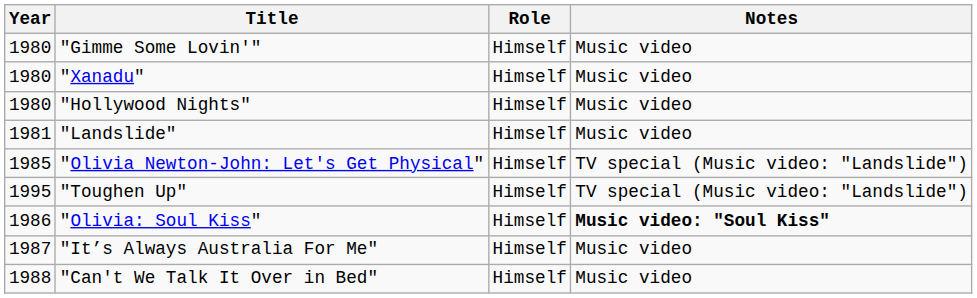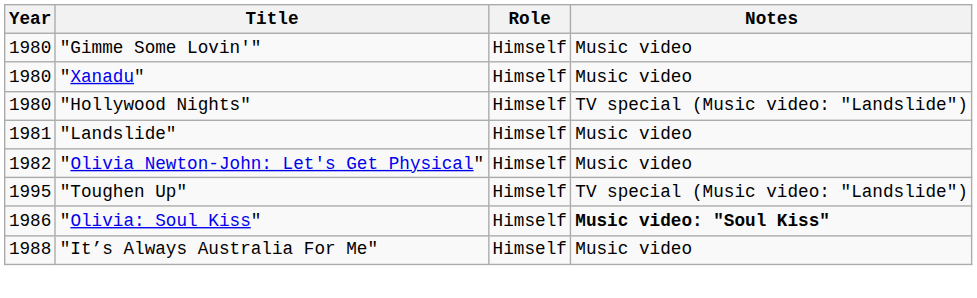(634, 106) Music video -> (772, 106) TV special (Music video: "Landslide")
(30, 163) 1985 -> (30, 163) 1982
(772, 163) TV special (Music video: "Landslide") -> (634, 163) Music video
(30, 250) 1987 -> (30, 250) 1988
- row: (219, 278)
